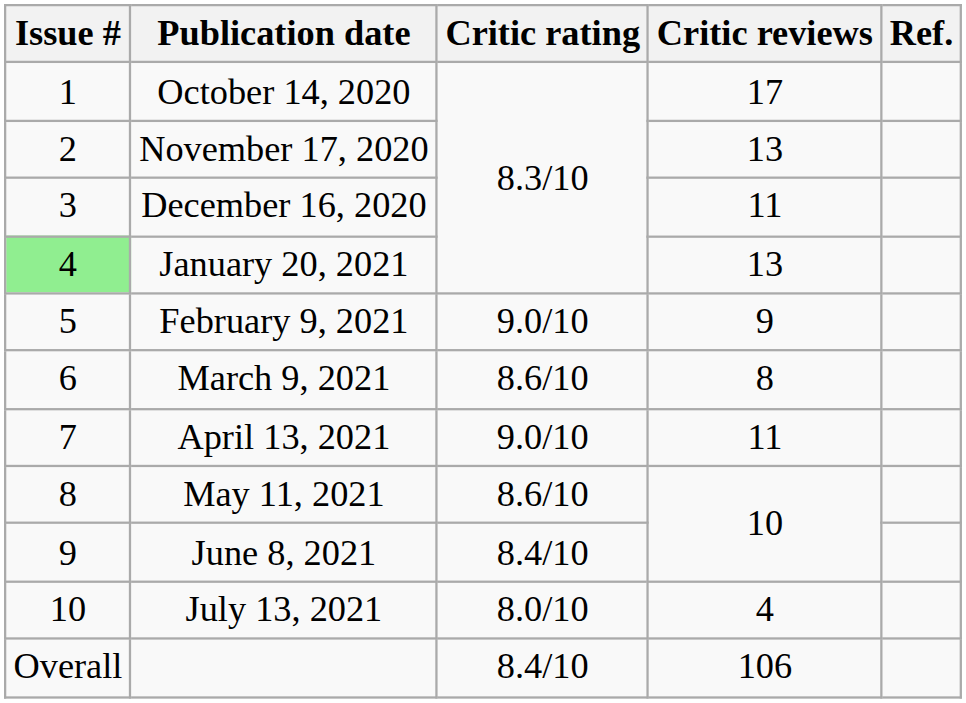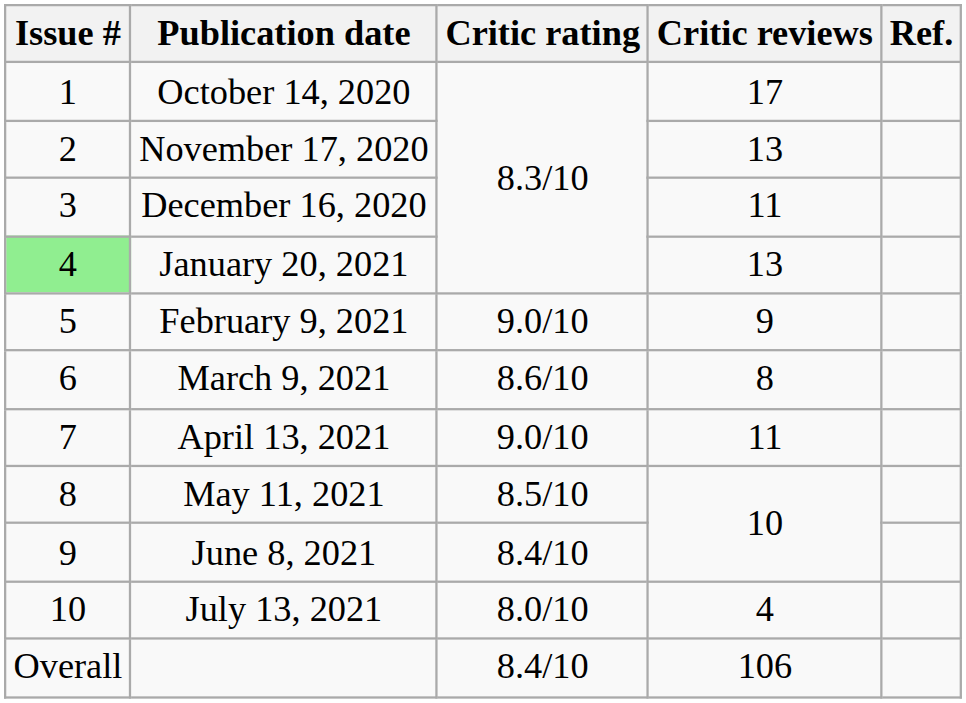(543, 494) 8.6/10 -> (543, 494) 8.5/10
